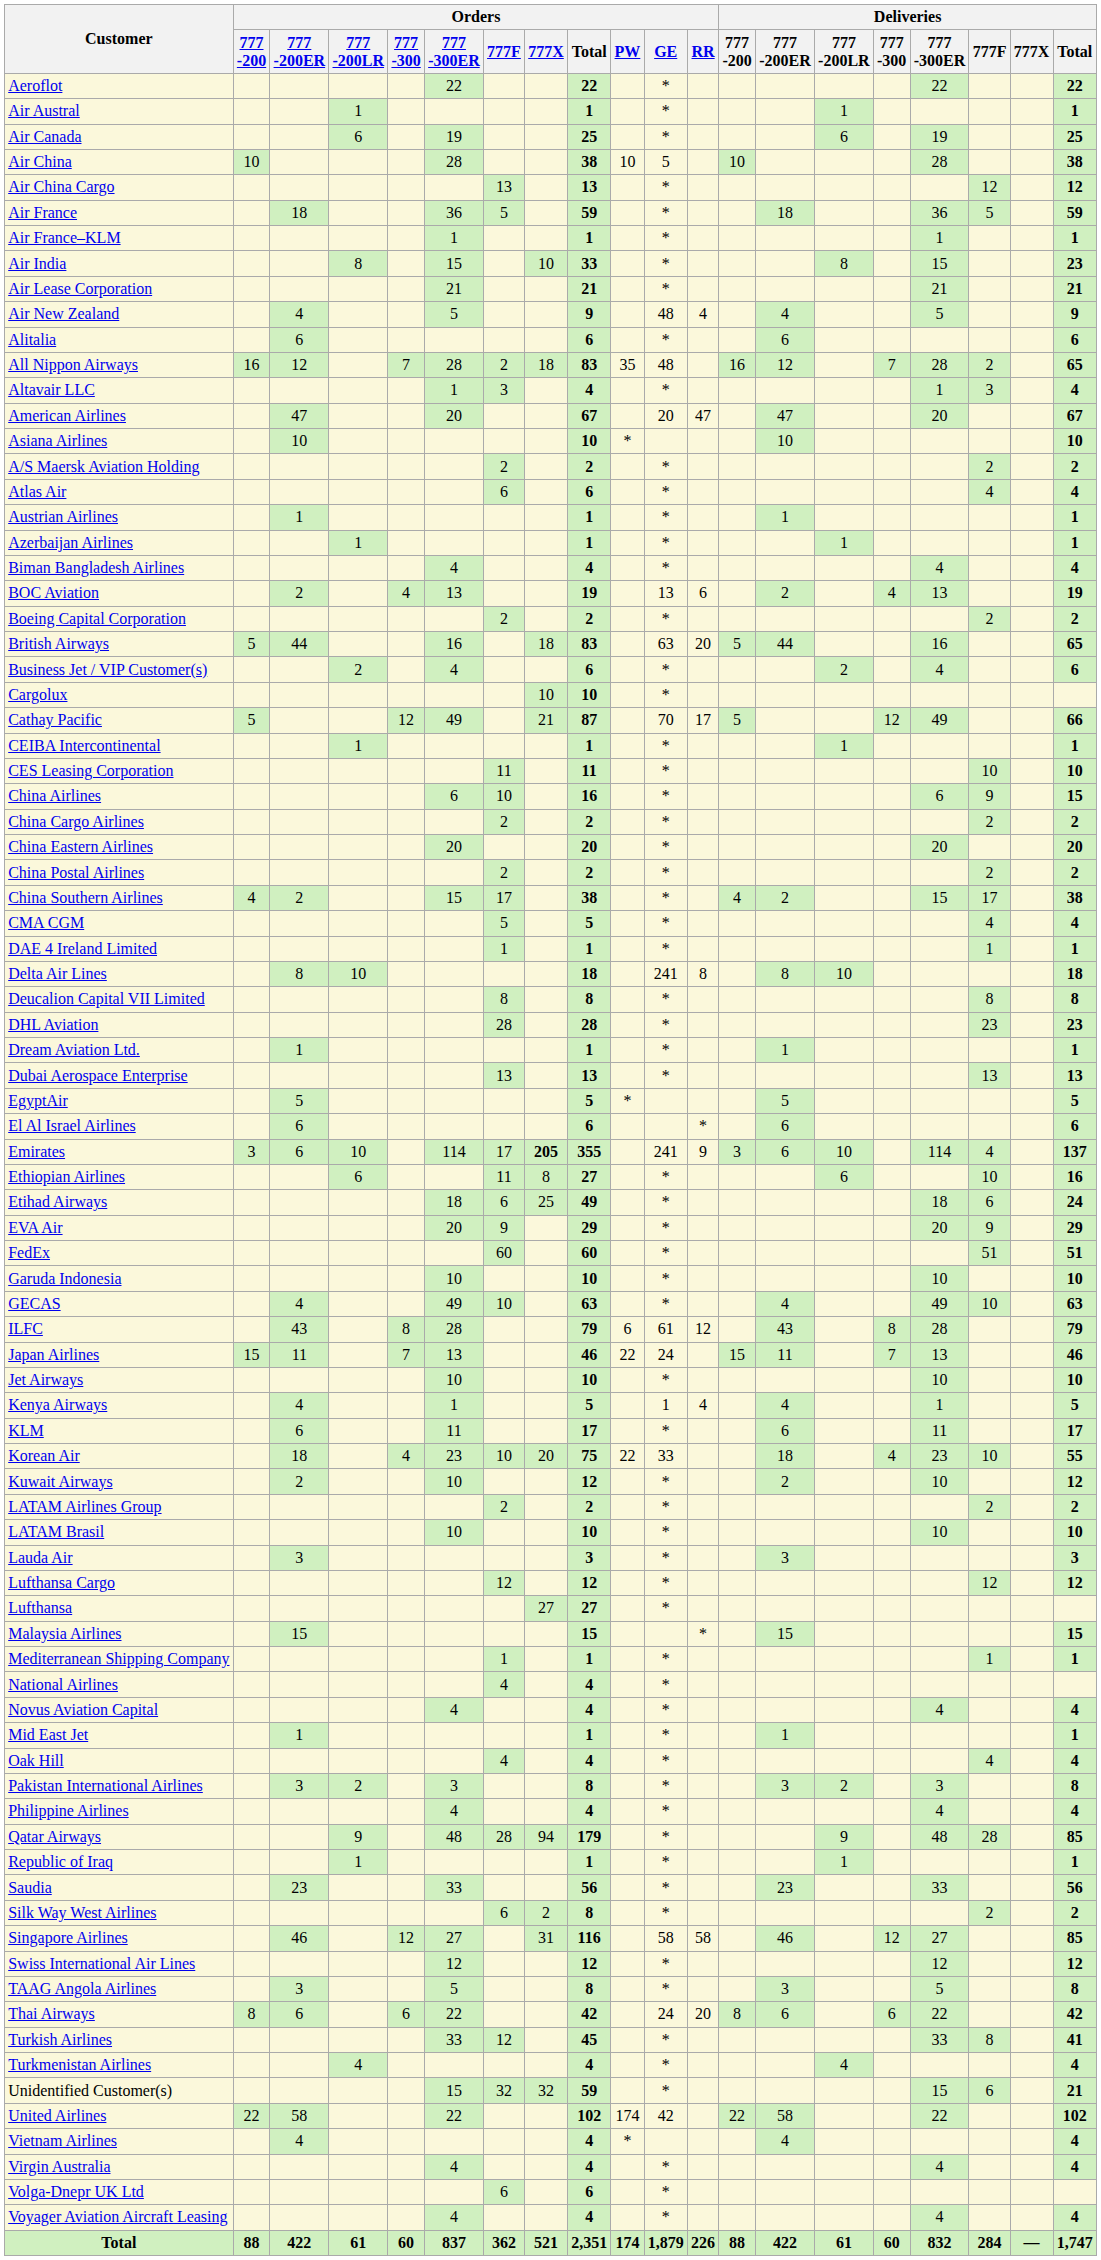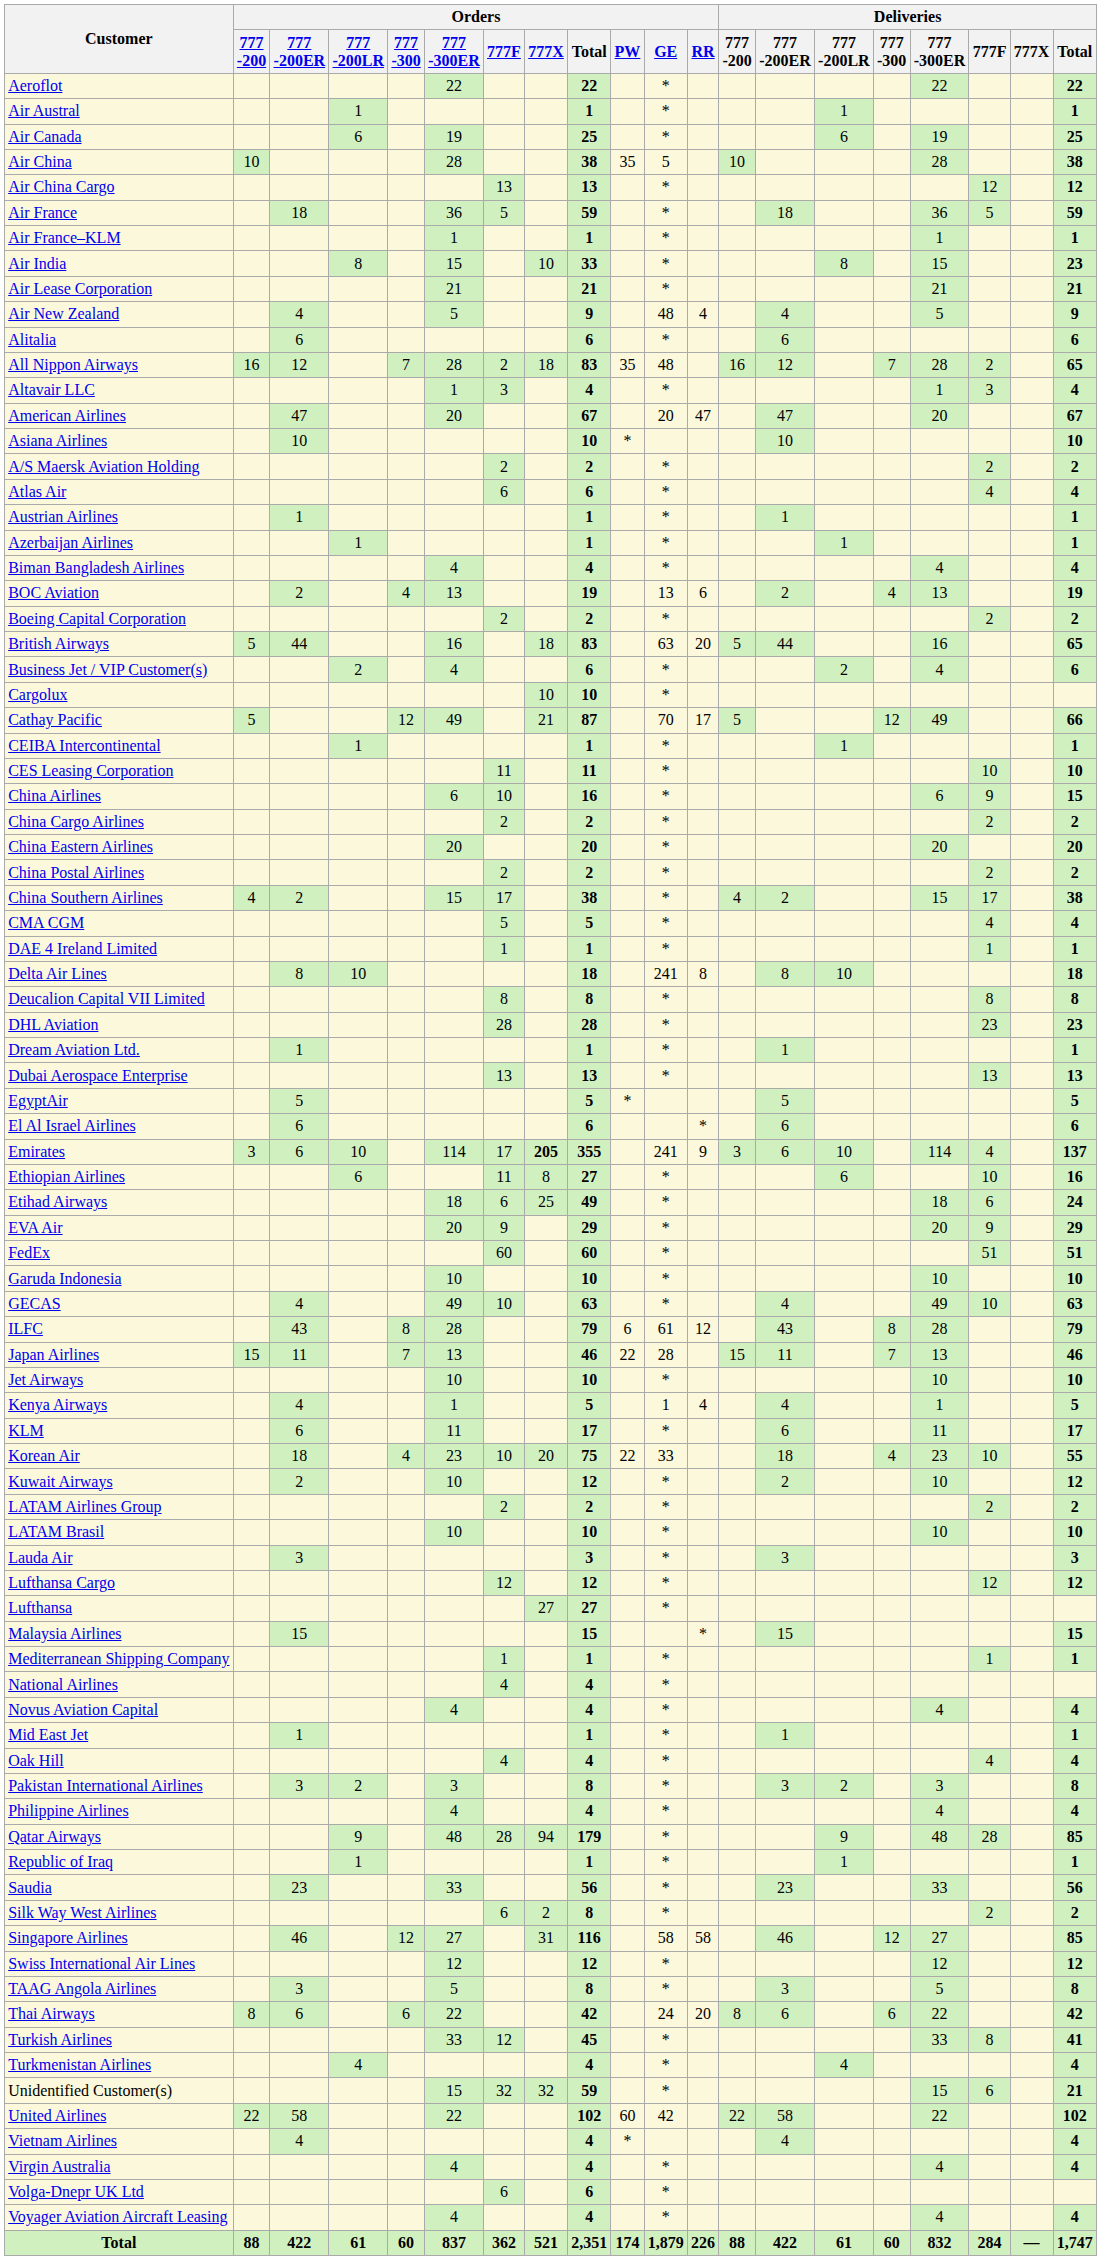(627, 162) 10 -> (627, 162) 35
(666, 1354) 24 -> (666, 1354) 28
(627, 2115) 174 -> (627, 2115) 60
